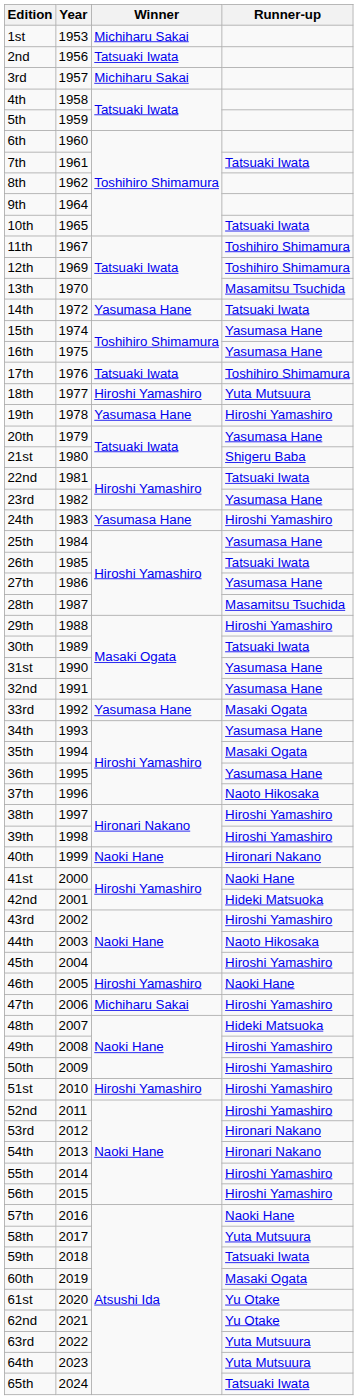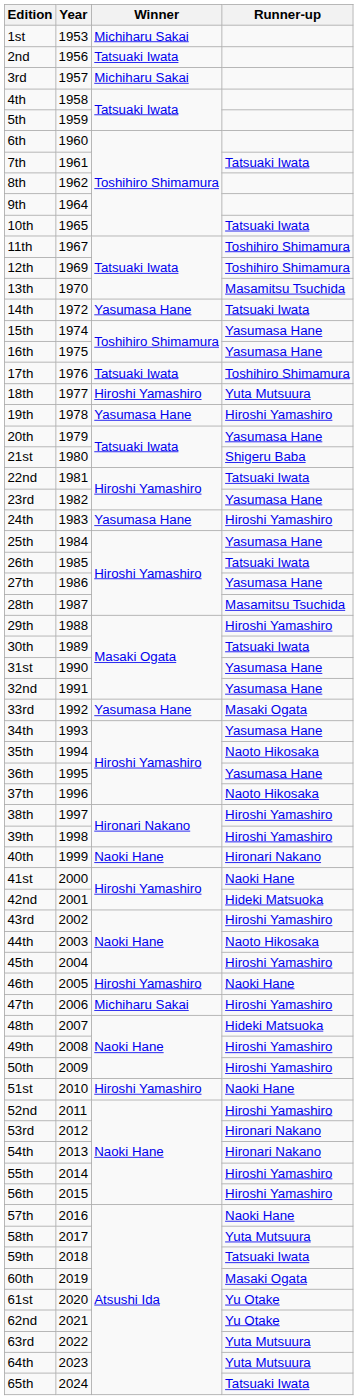(266, 752) Masaki Ogata -> (272, 752) Naoto Hikosaka
(279, 1089) Hiroshi Yamashiro -> (260, 1089) Naoki Hane
